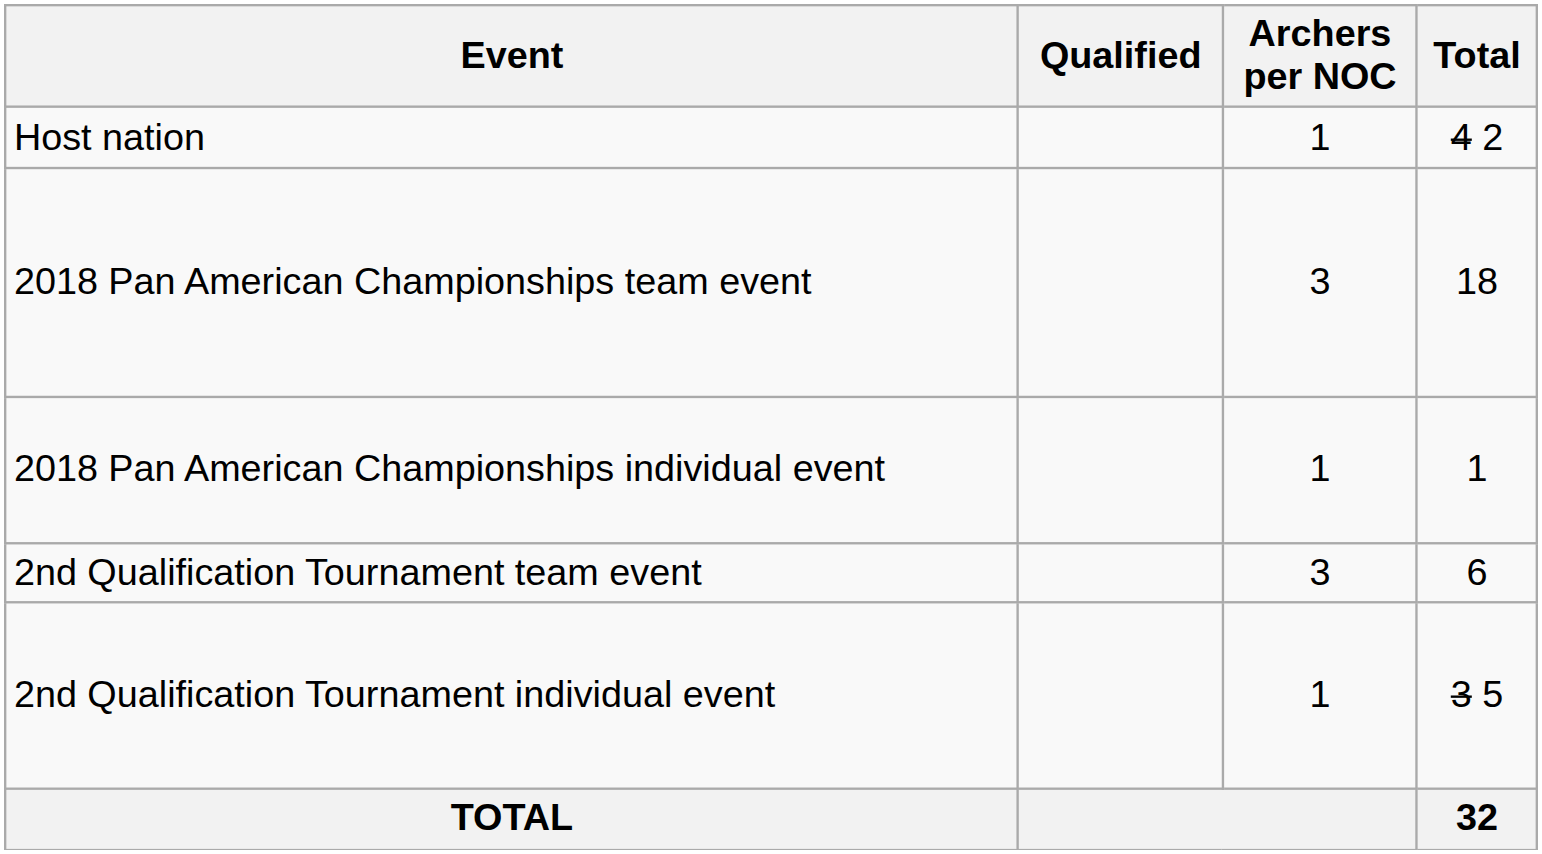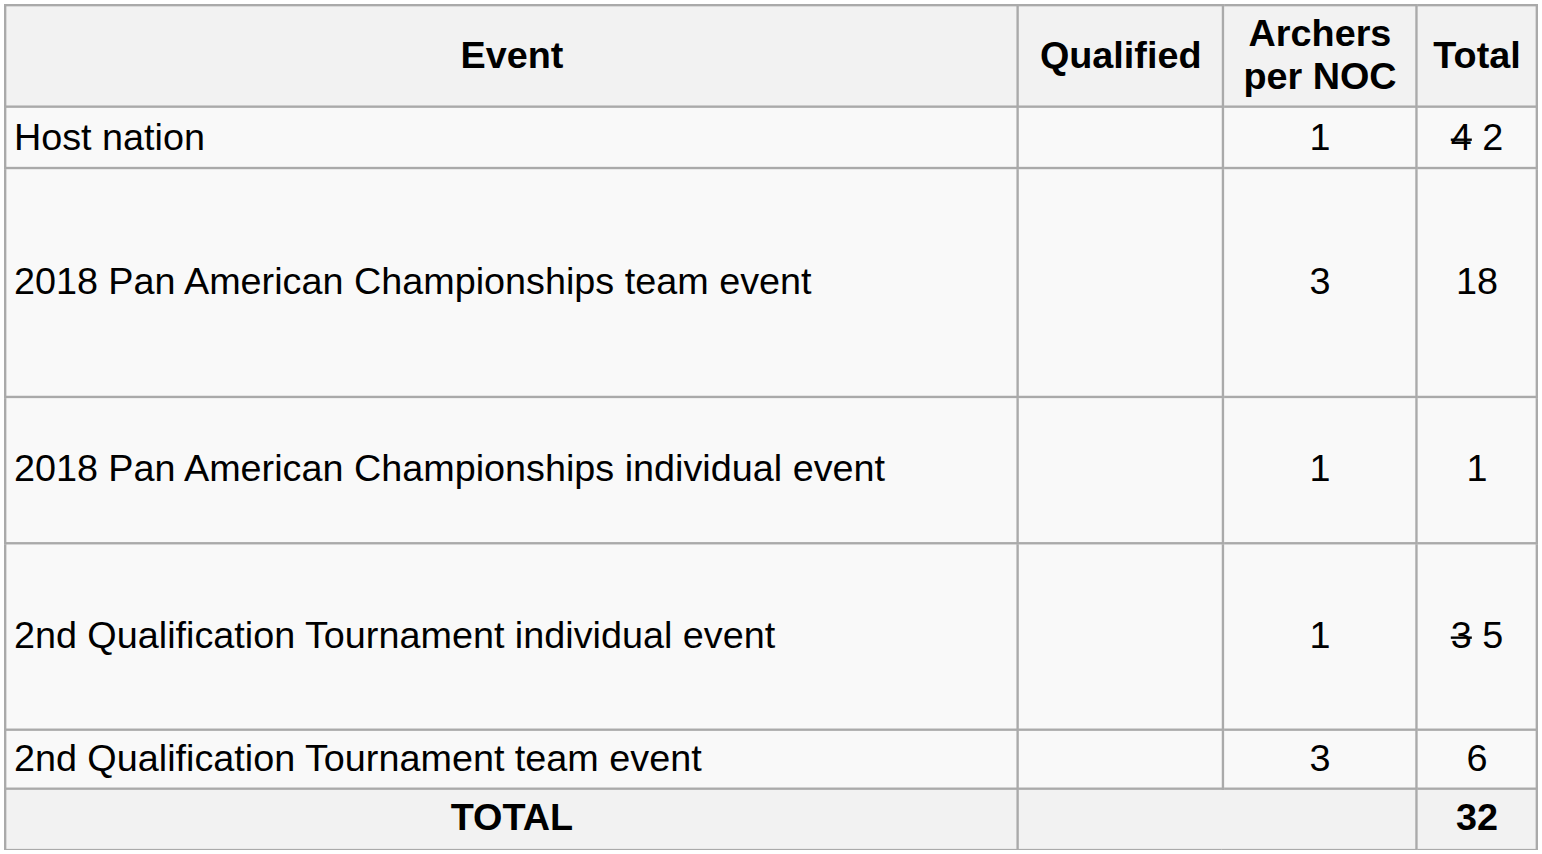rows swapped: (358, 571) <-> (395, 694)
